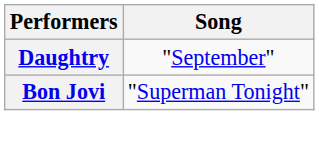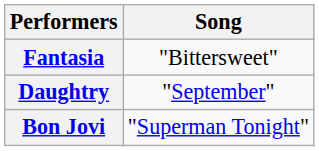+ row: (64, 57)
